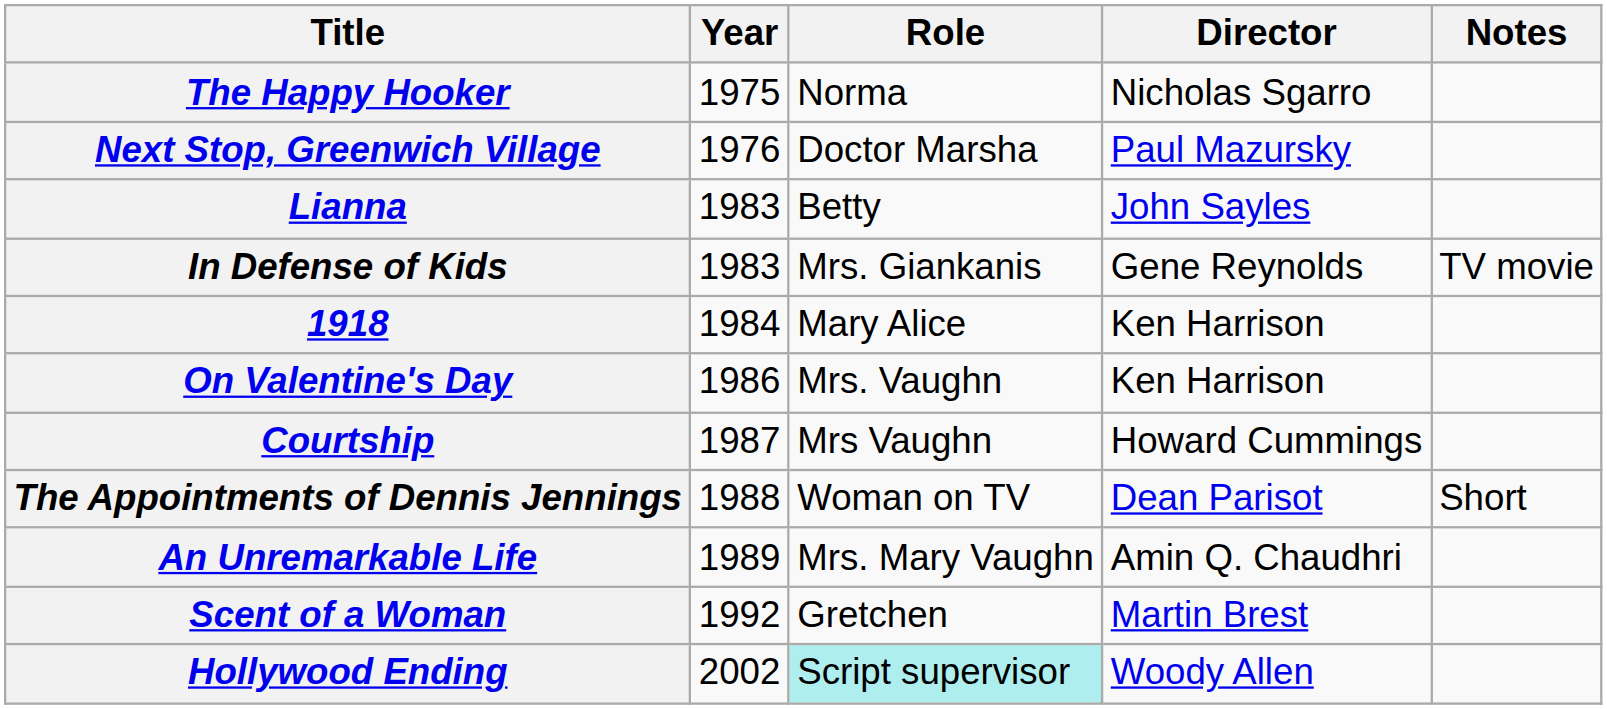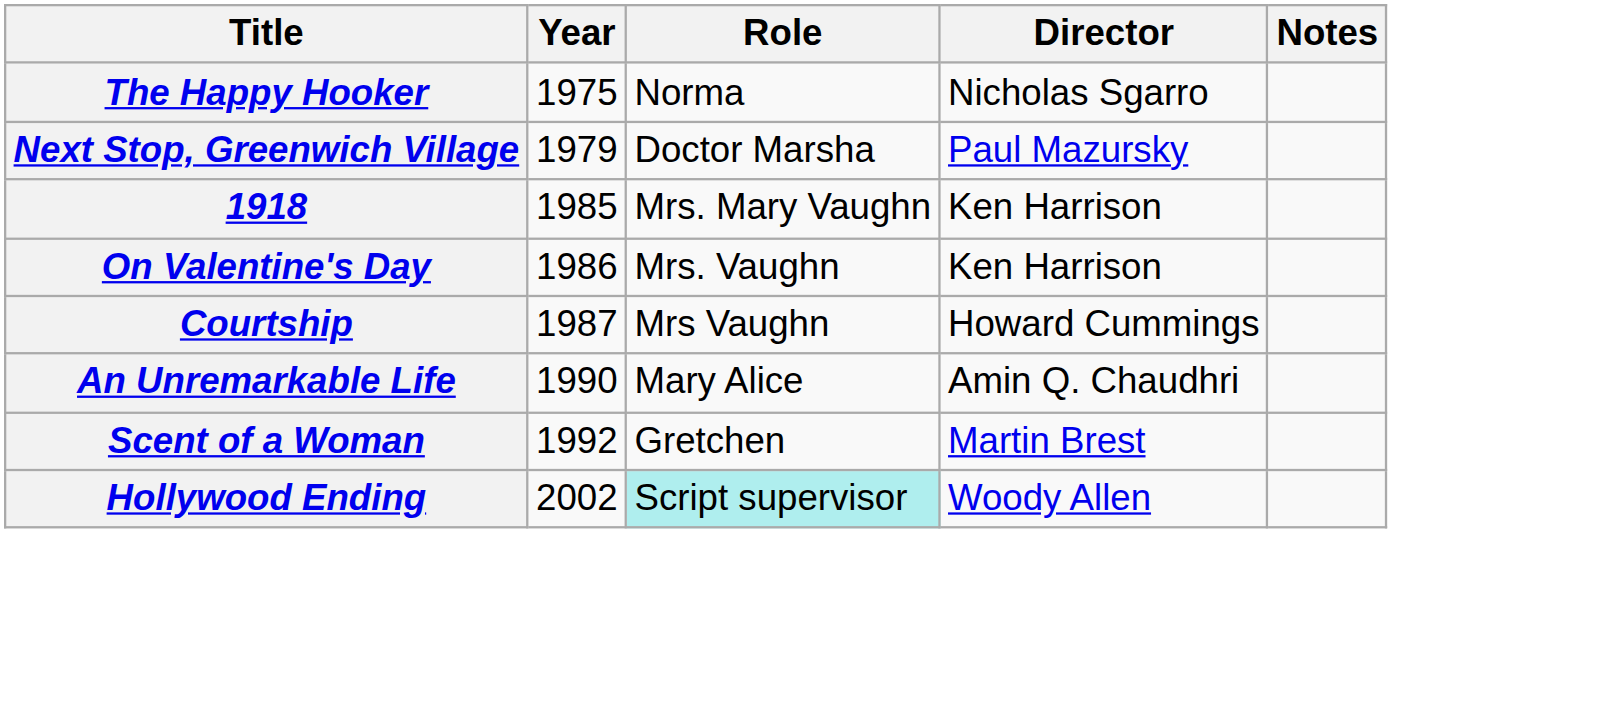(740, 149) 1976 -> (577, 149) 1979
- row: (348, 207)
- row: (348, 265)
(740, 324) 1984 -> (577, 207) 1985
(882, 324) Mary Alice -> (783, 207) Mrs. Mary Vaughn
- row: (348, 498)
(740, 556) 1989 -> (577, 382) 1990
(946, 556) Mrs. Mary Vaughn -> (719, 382) Mary Alice
